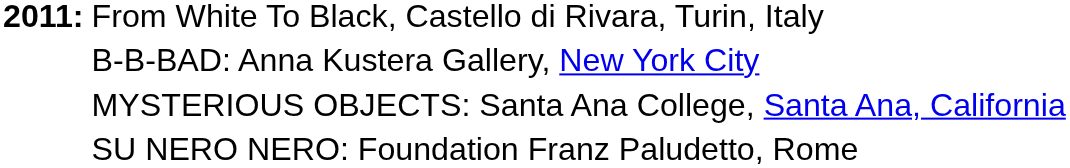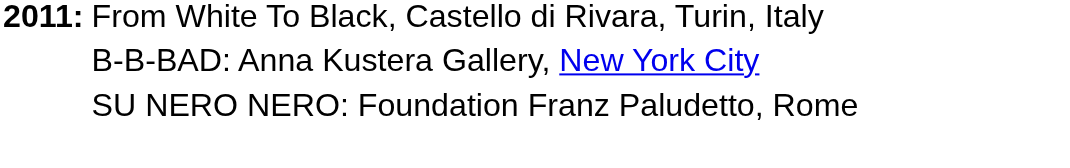- row: (579, 105)
